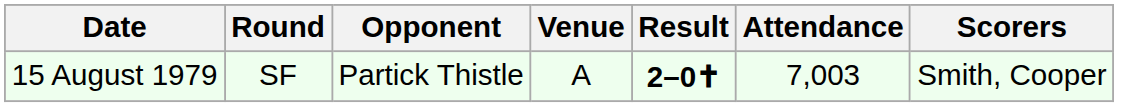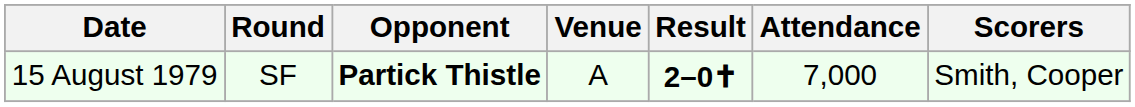(431, 75) normal -> (440, 75) bold
(823, 75) 7,003 -> (840, 75) 7,000
